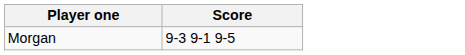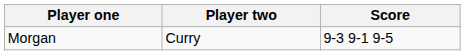+ column: (241, 15)
